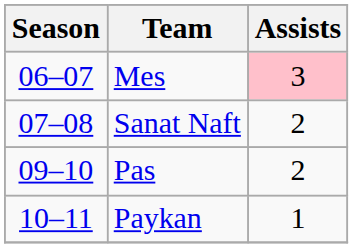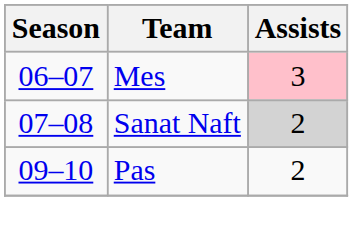(298, 123) no background -> (298, 123) lightgrey background
- row: (158, 218)
